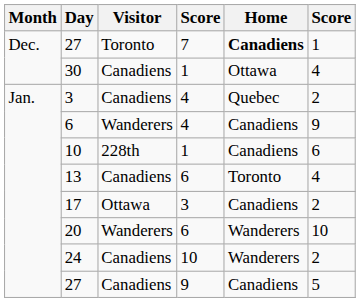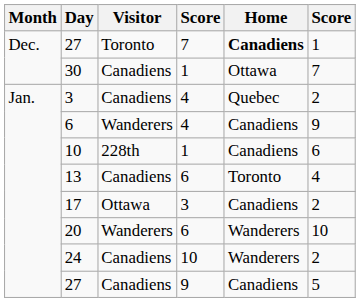(316, 71) 4 -> (316, 71) 7
